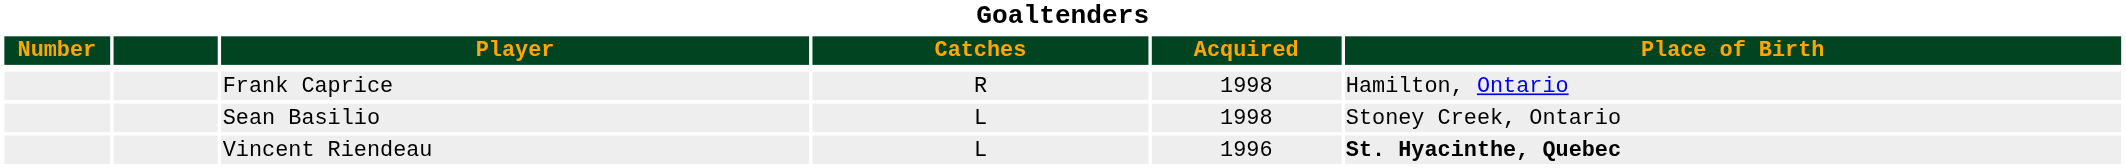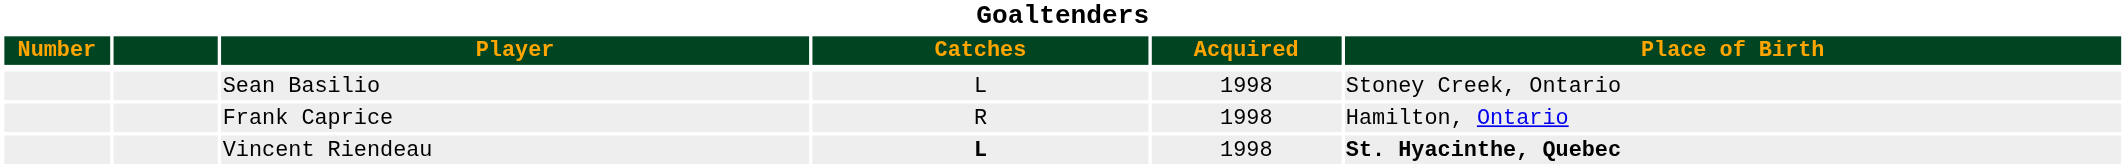rows swapped: (308, 86) <-> (301, 118)
(980, 150) normal -> (980, 150) bold
(1246, 150) 1996 -> (1246, 150) 1998
